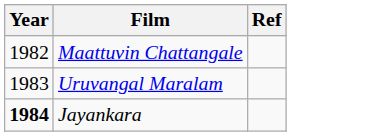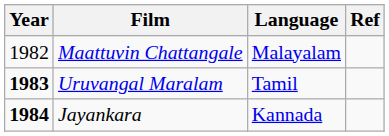+ column: (296, 20)
(29, 83) normal -> (29, 83) bold
